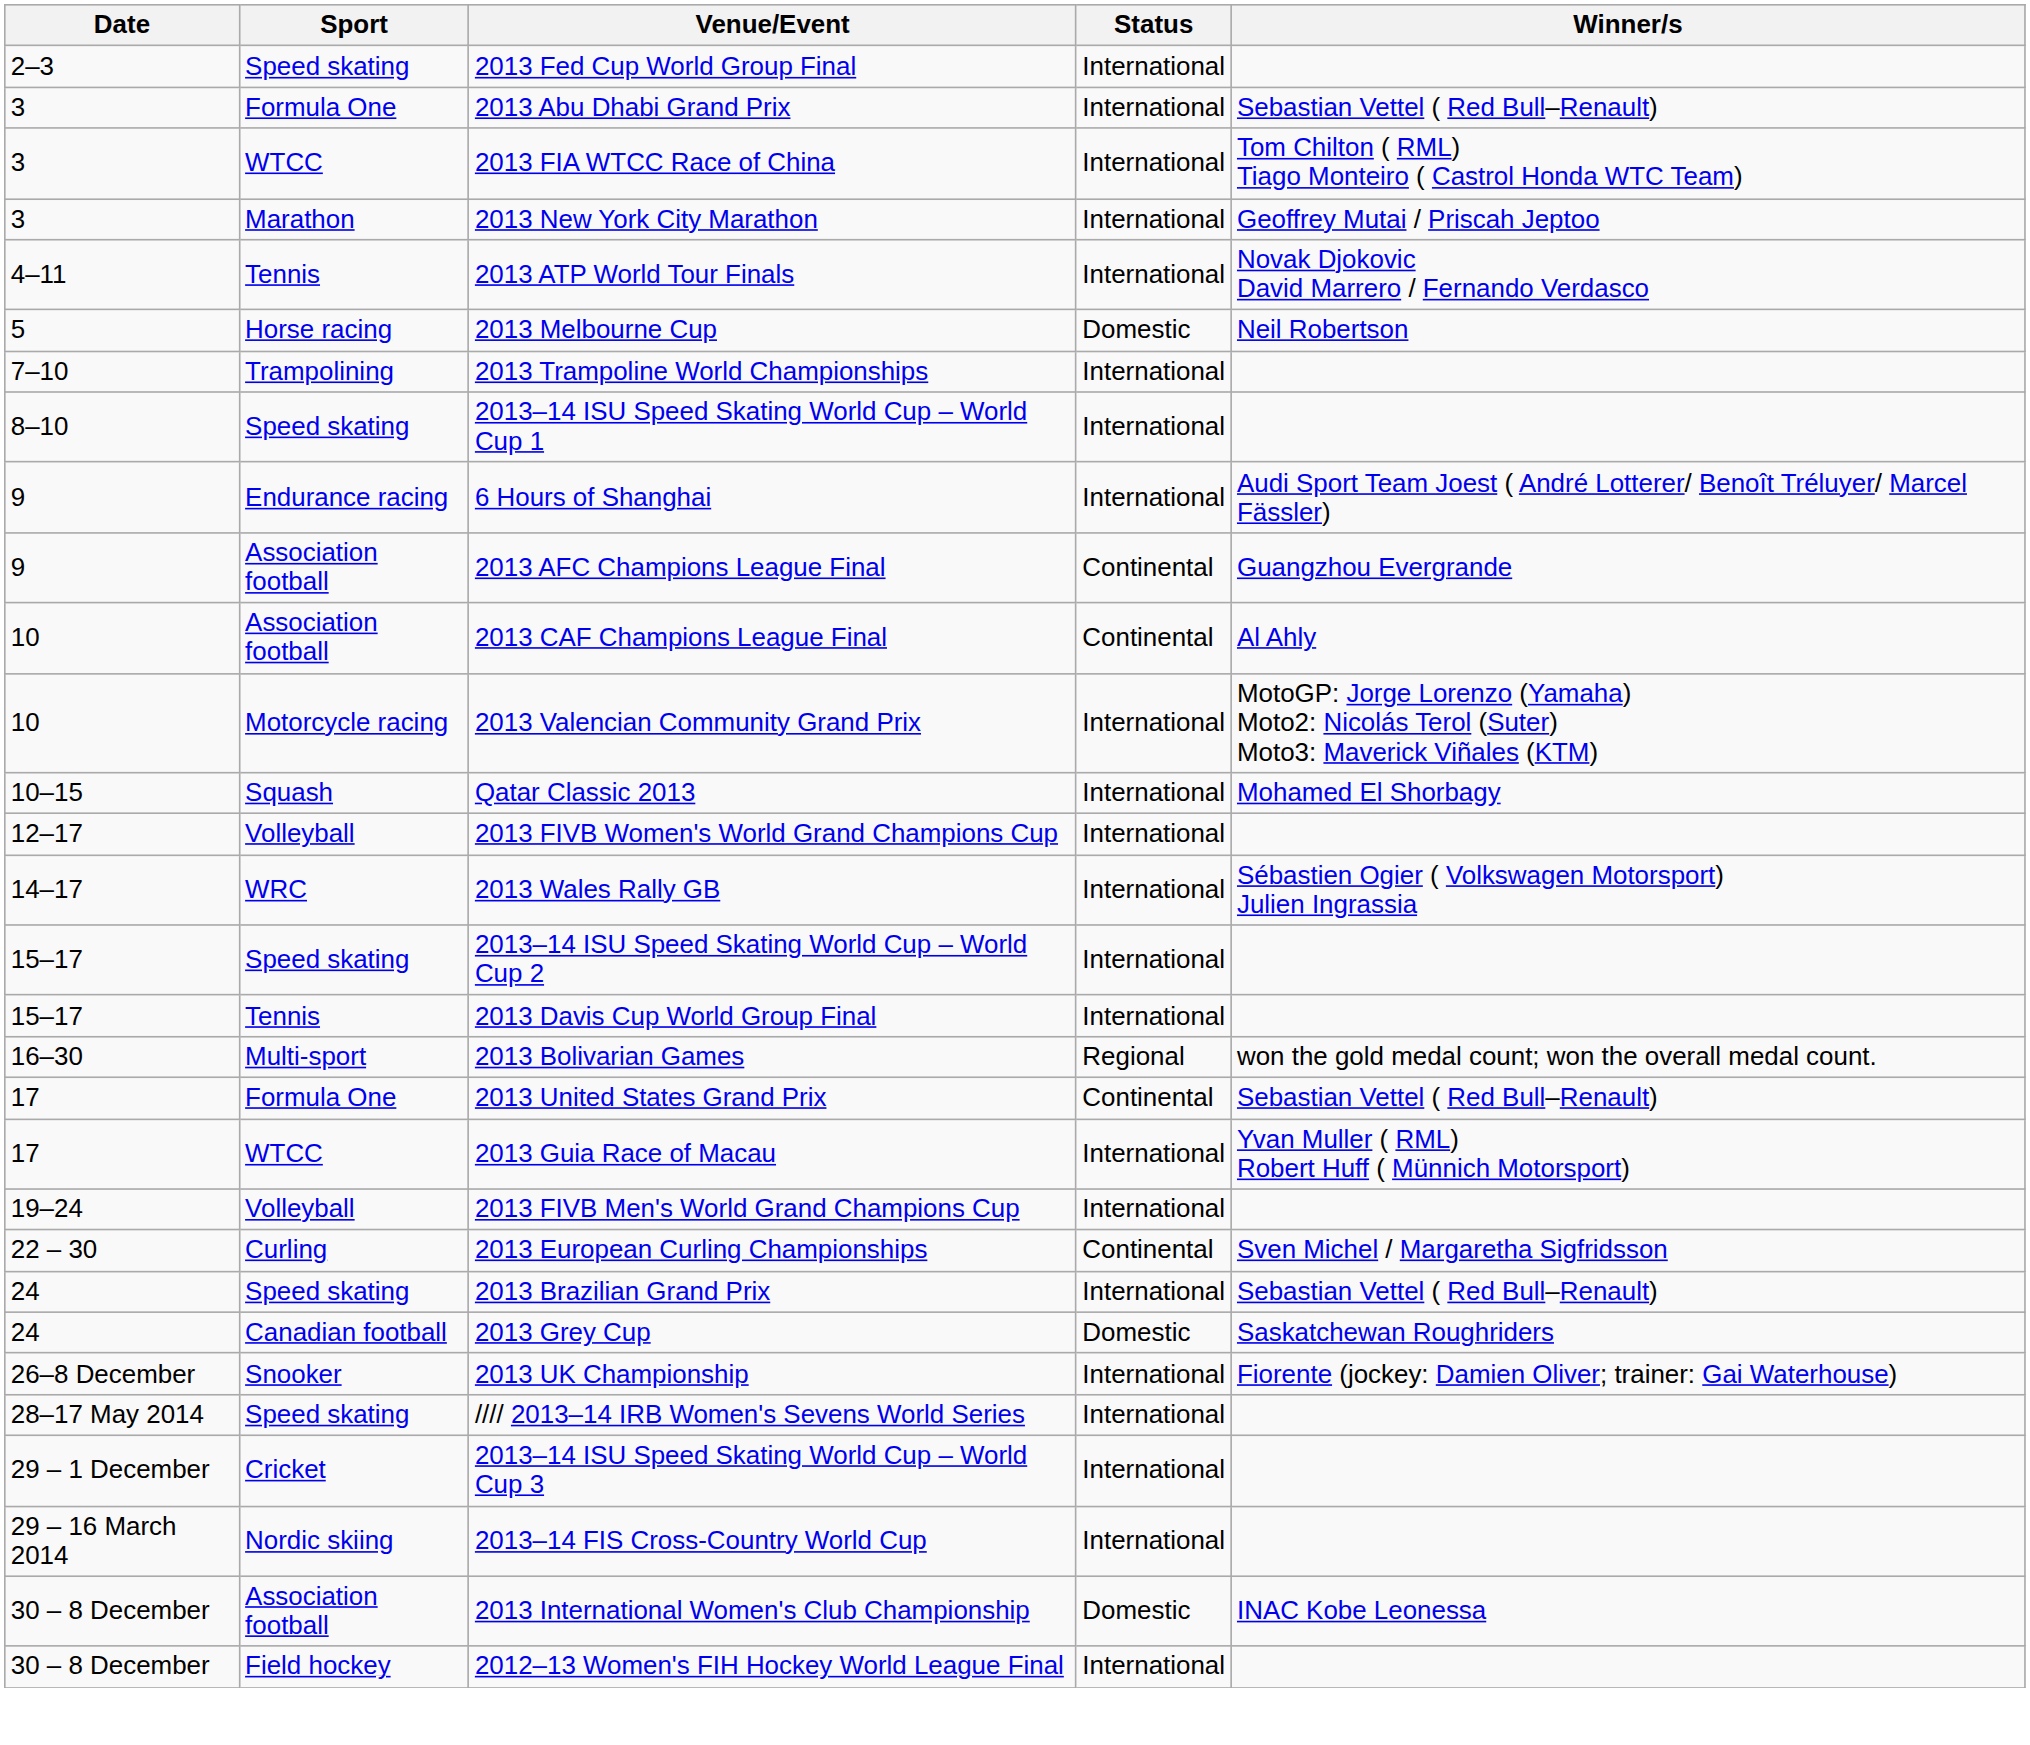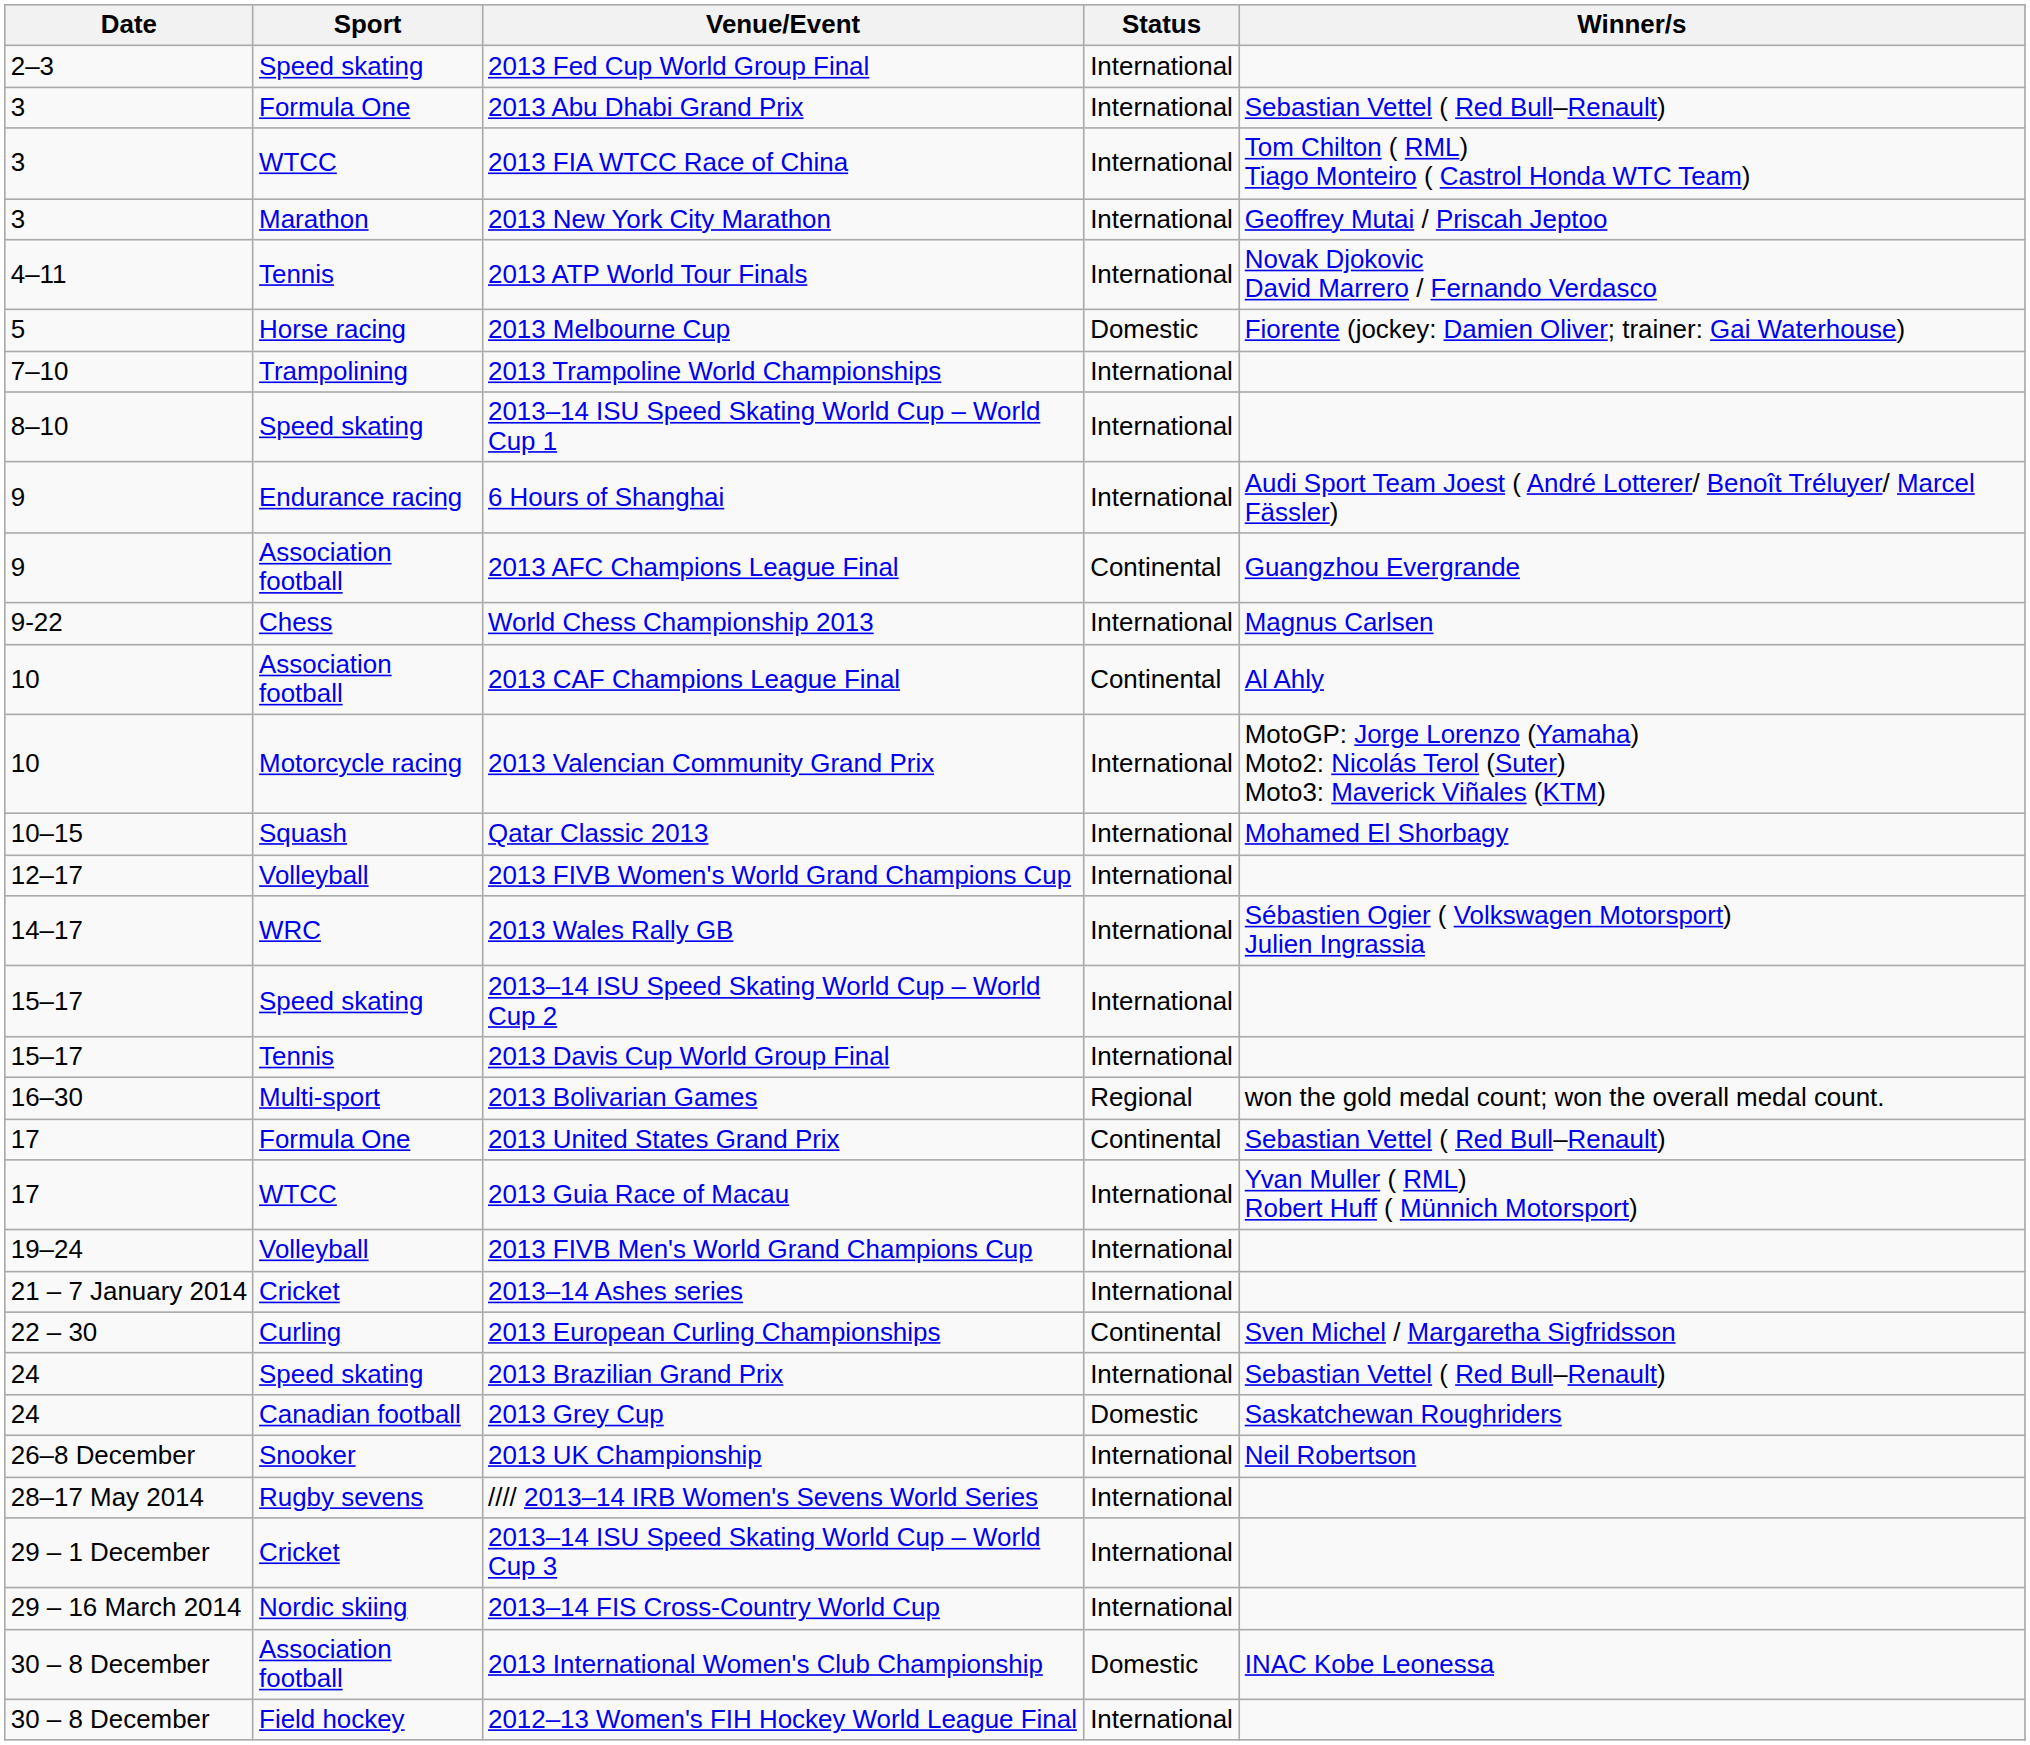(1323, 330) Neil Robertson -> (1575, 330) Fiorente (jockey: Damien Oliver; trainer: Gai Waterhouse)
+ row: (681, 623)
+ row: (616, 1291)
(1567, 1373) Fiorente (jockey: Damien Oliver; trainer: Gai Waterhouse) -> (1330, 1455) Neil Robertson
(327, 1414) Speed skating -> (341, 1496) Rugby sevens
